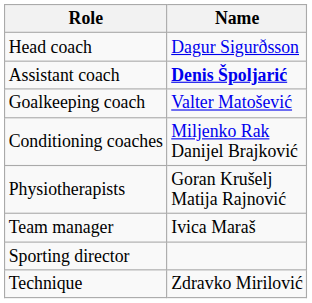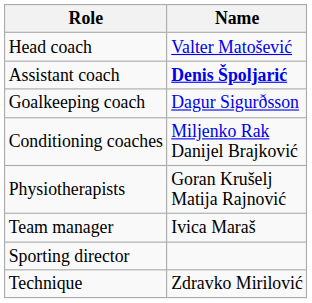(235, 46) Dagur Sigurðsson -> (232, 46) Valter Matošević
(232, 103) Valter Matošević -> (235, 103) Dagur Sigurðsson
